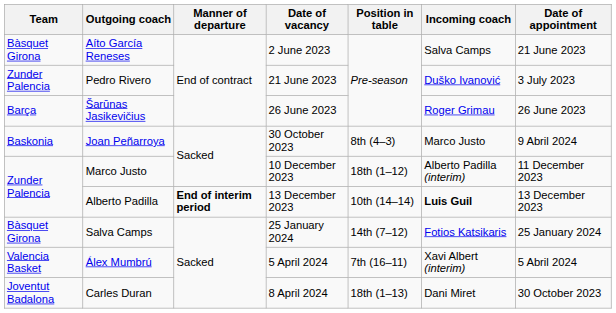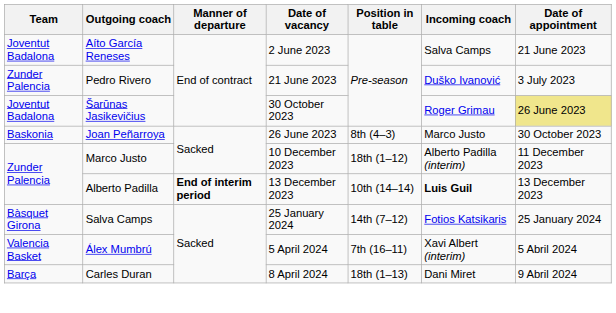(27, 50) Bàsquet Girona -> (31, 50) Joventut Badalona
(22, 110) Barça -> (31, 110) Joventut Badalona
(302, 110) 26 June 2023 -> (296, 110) 30 October 2023
(552, 110) no background -> (552, 110) khaki background
(296, 141) 30 October 2023 -> (302, 134) 26 June 2023
(547, 141) 9 Abril 2024 -> (559, 134) 30 October 2023
(31, 292) Joventut Badalona -> (22, 274) Barça
(559, 292) 30 October 2023 -> (547, 274) 9 Abril 2024
